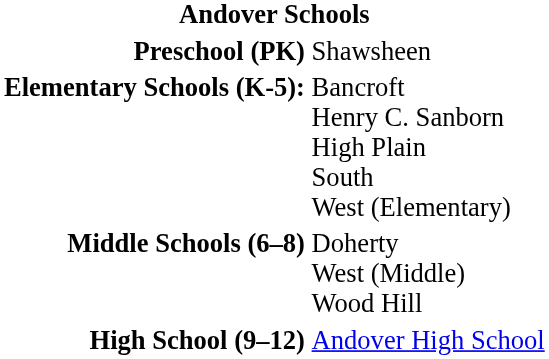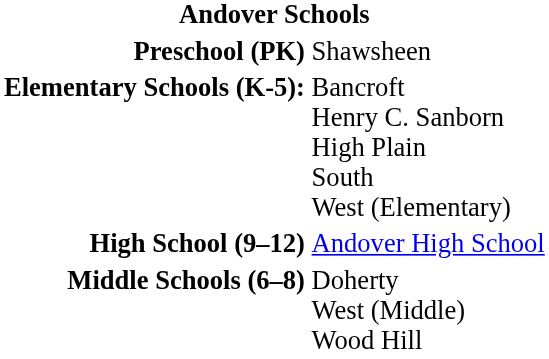rows swapped: (186, 243) <-> (197, 339)
